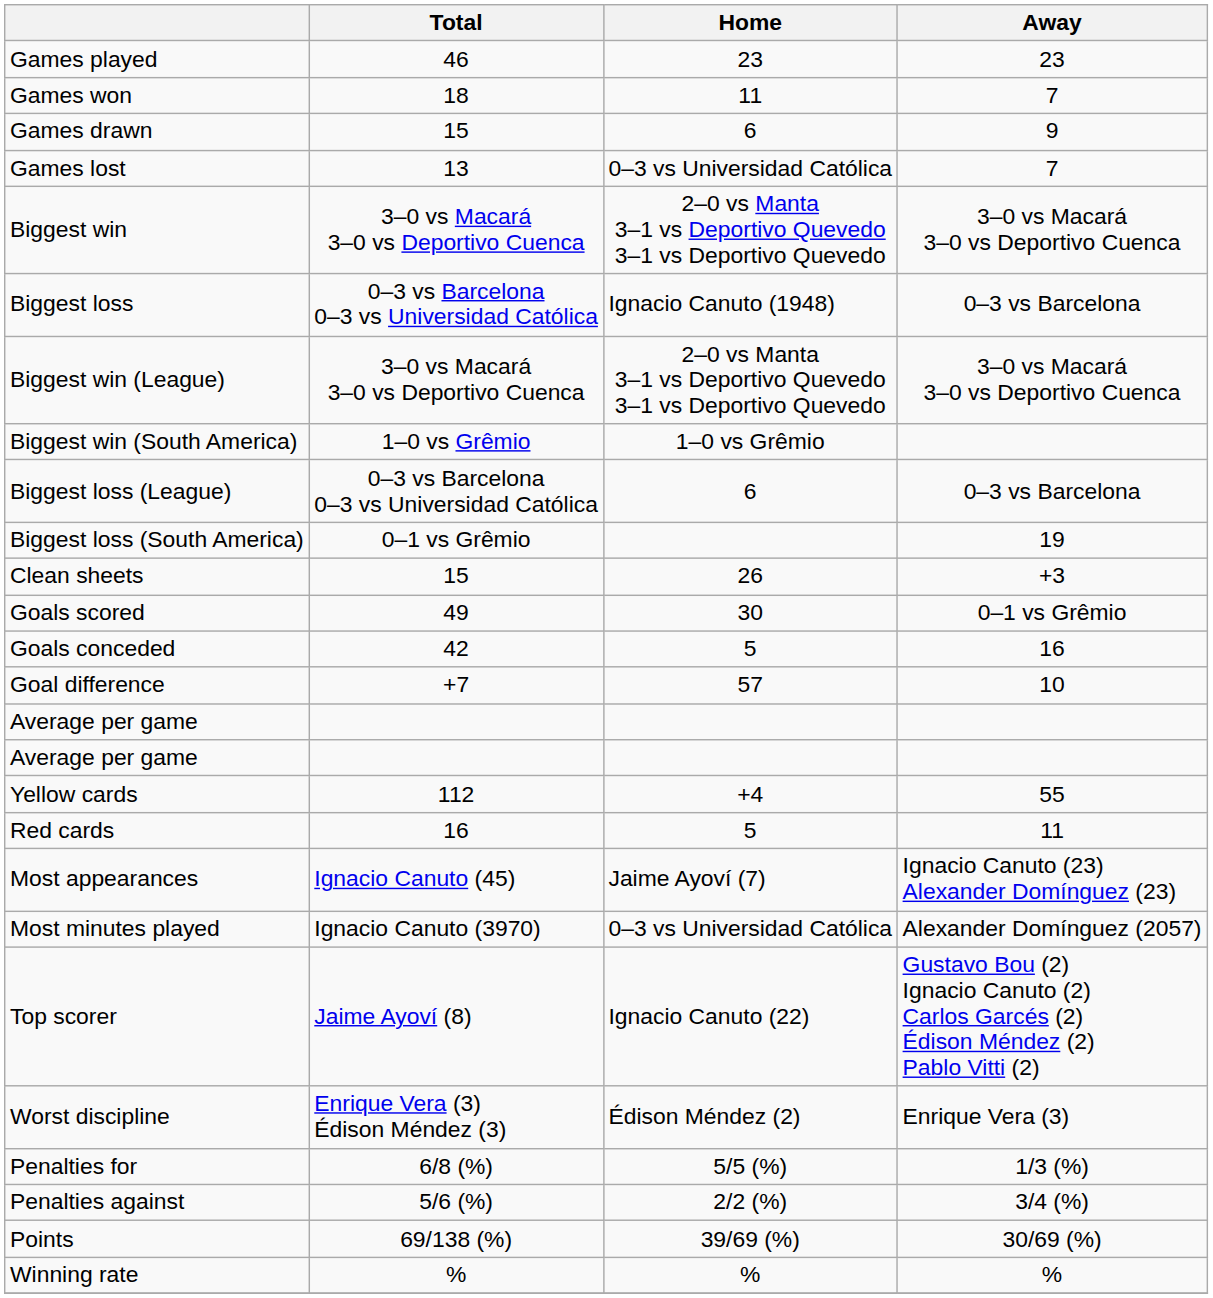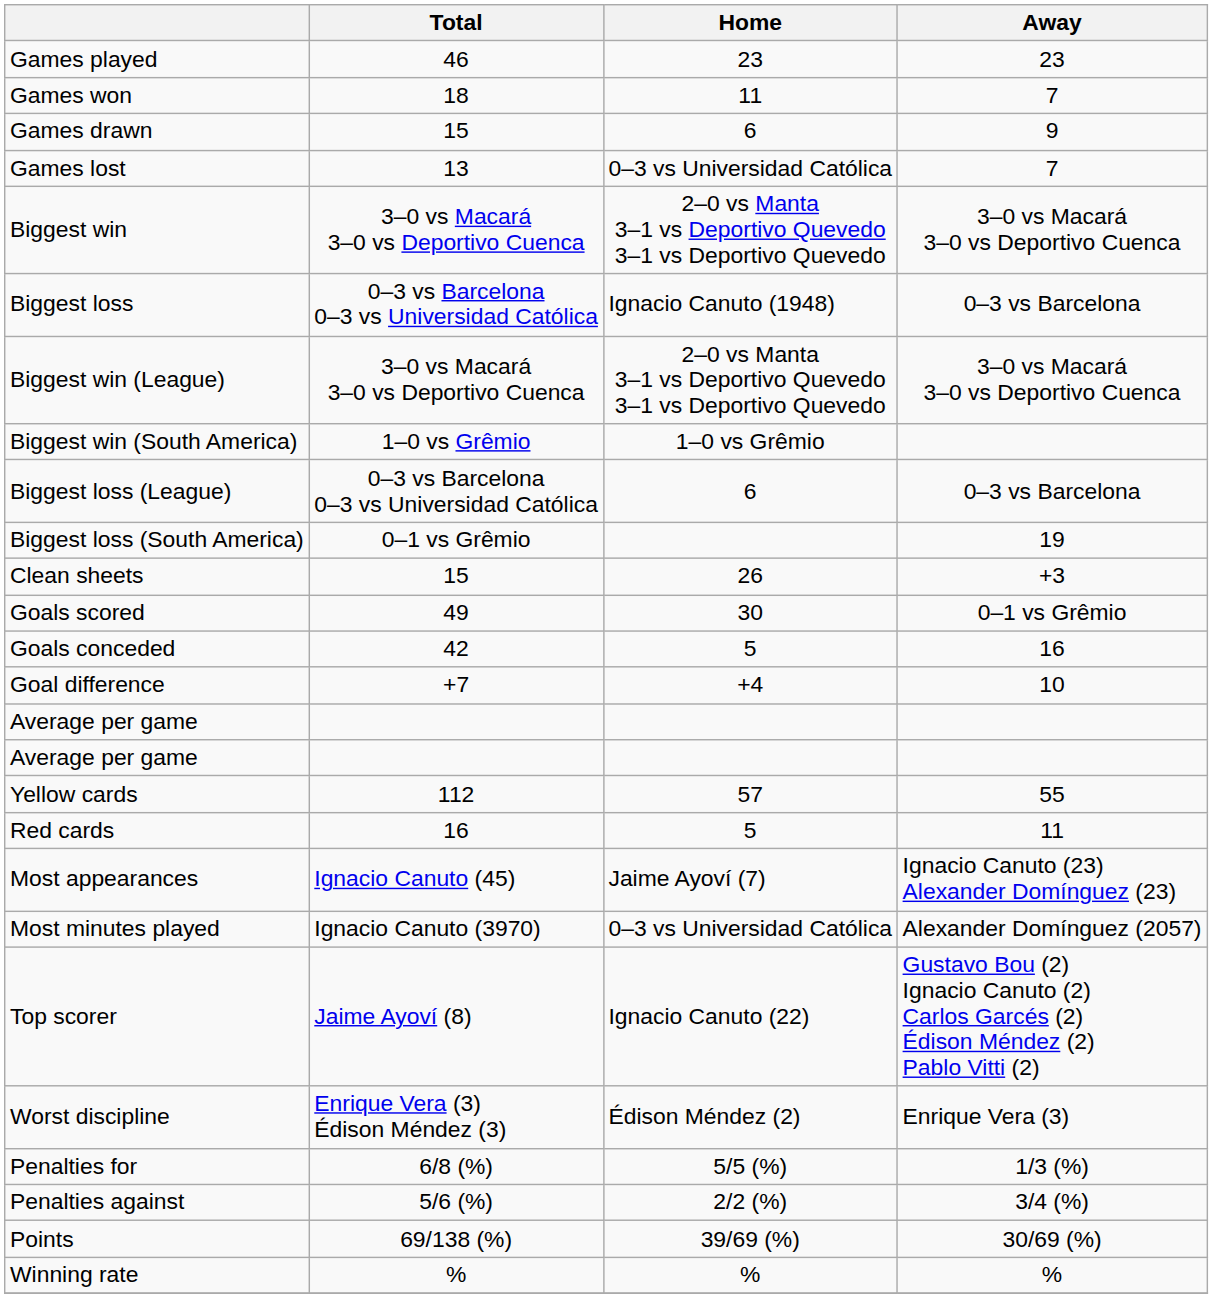(750, 685) 57 -> (750, 685) +4
(750, 793) +4 -> (750, 793) 57
